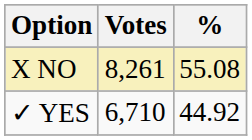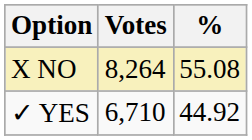(135, 68) 8,261 -> (135, 68) 8,264
